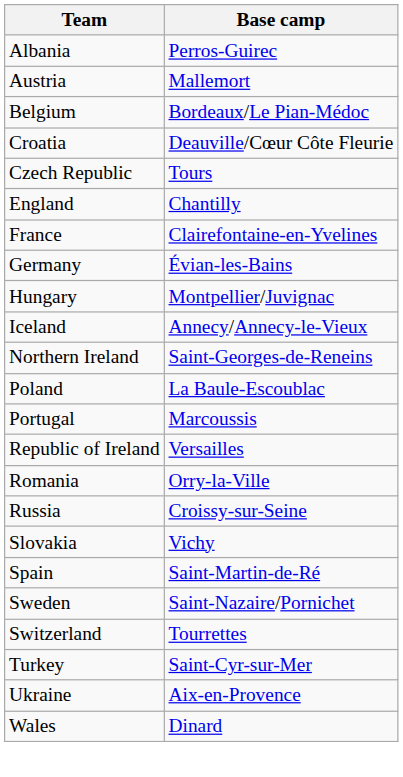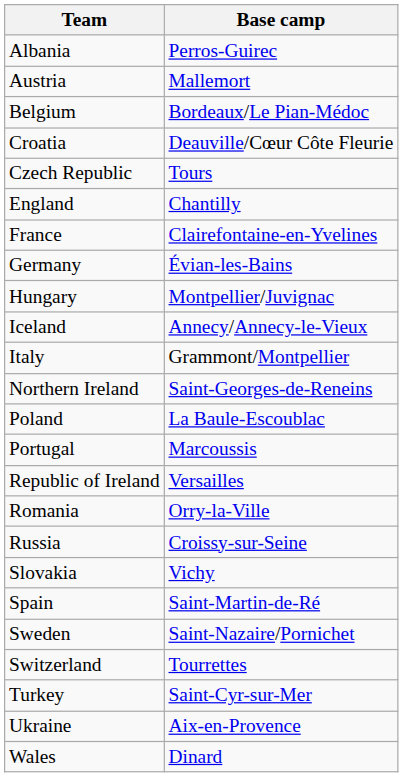+ row: (27, 357)
